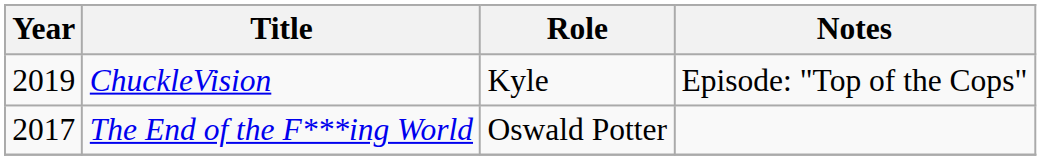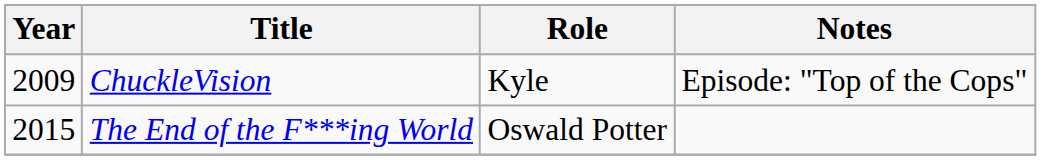(44, 79) 2019 -> (44, 79) 2009
(44, 129) 2017 -> (44, 129) 2015
